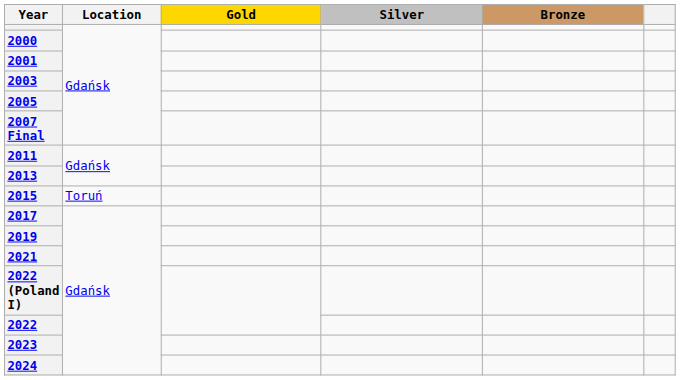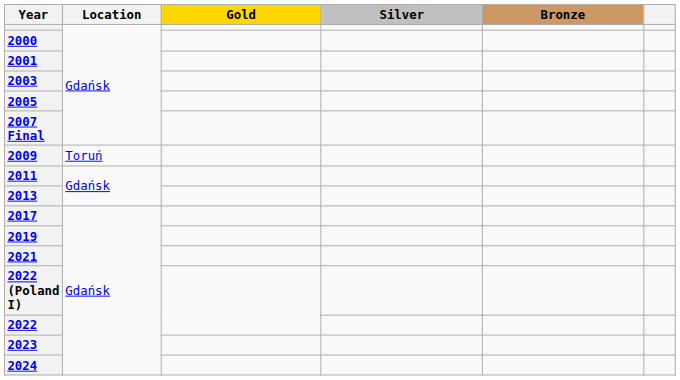+ row: (22, 155)
- row: (22, 196)
